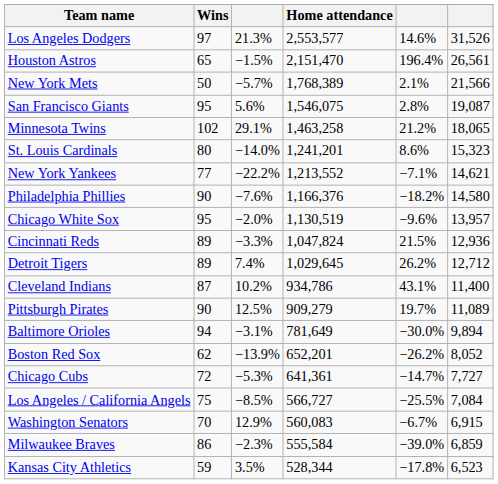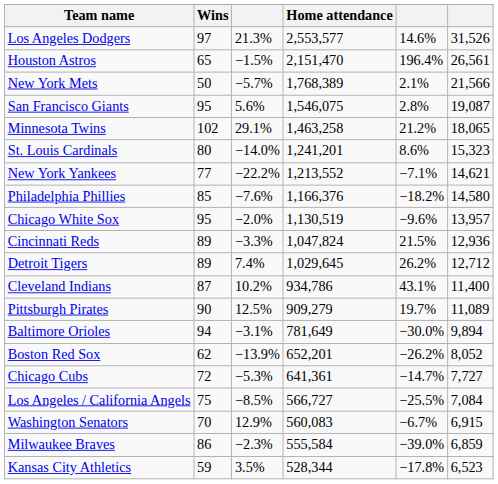(204, 196) 90 -> (204, 196) 85
